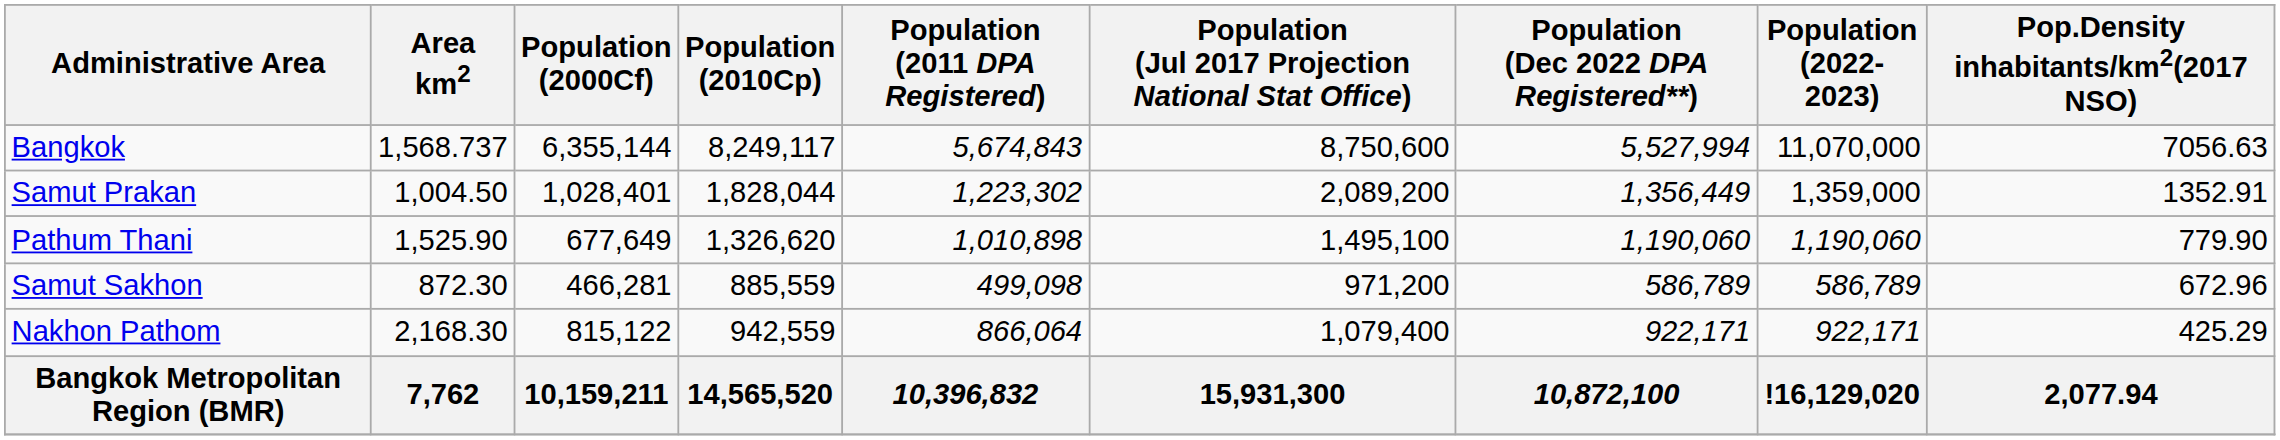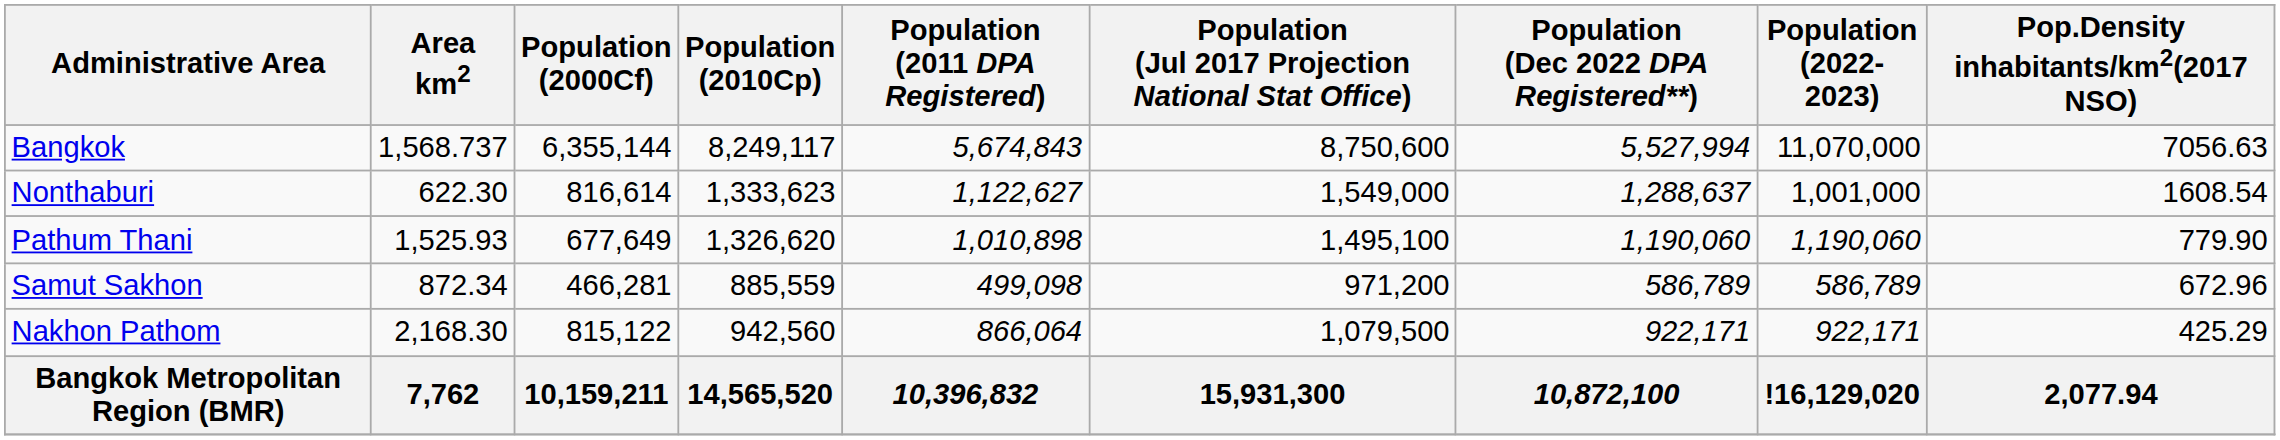+ row: (83, 193)
- row: (104, 193)
(451, 239) 1,525.90 -> (451, 239) 1,525.93
(463, 285) 872.30 -> (463, 285) 872.34
(783, 331) 942,559 -> (783, 331) 942,560
(1385, 331) 1,079,400 -> (1385, 331) 1,079,500
